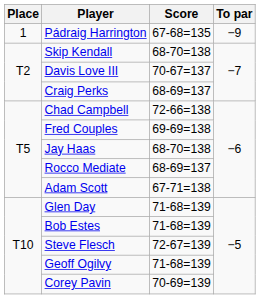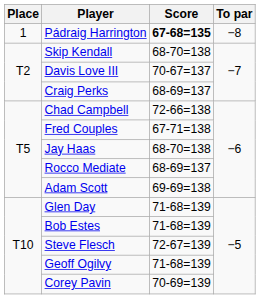(181, 33) normal -> (181, 33) bold
(234, 33) −9 -> (234, 33) −8
(181, 129) 69-69=138 -> (181, 129) 67-71=138
(181, 187) 67-71=138 -> (181, 187) 69-69=138
